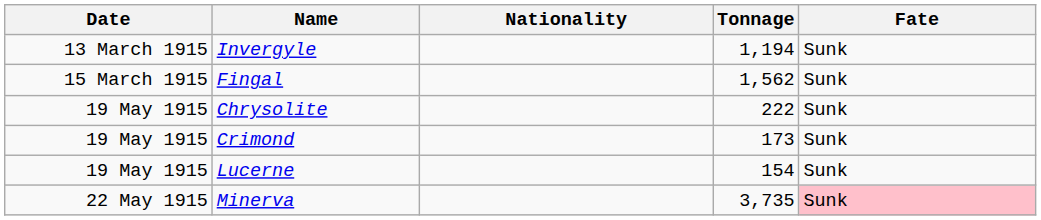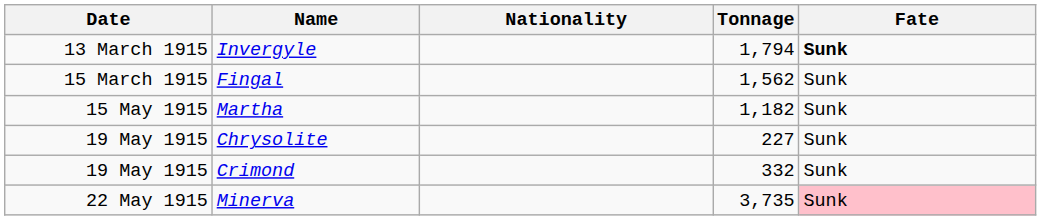(767, 50) 1,194 -> (767, 50) 1,794
(826, 50) normal -> (826, 50) bold
+ row: (250, 110)
(778, 110) 222 -> (778, 140) 227
(778, 140) 173 -> (778, 170) 332
- row: (255, 170)
